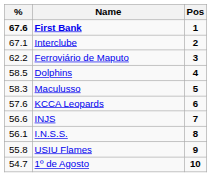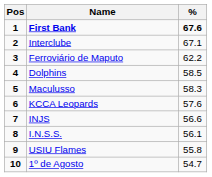columns swapped: (195, 12) <-> (18, 12)
